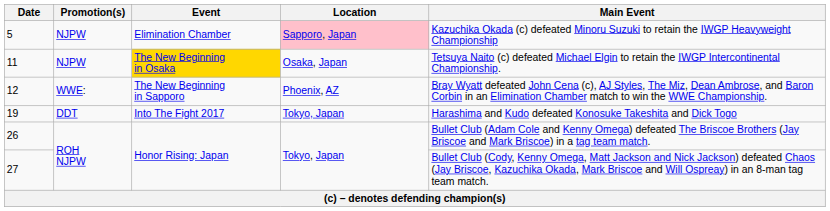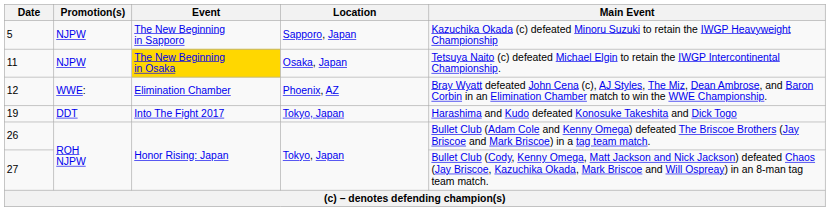(182, 35) Elimination Chamber -> (180, 35) The New Beginning in Sapporo
(320, 35) pink background -> (320, 35) no background
(180, 91) The New Beginning in Sapporo -> (182, 91) Elimination Chamber
